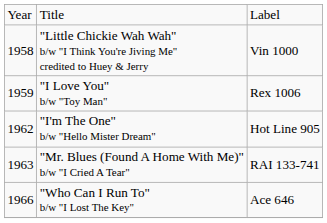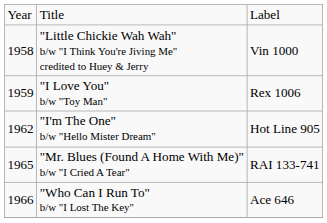(21, 164) 1963 -> (21, 164) 1965
